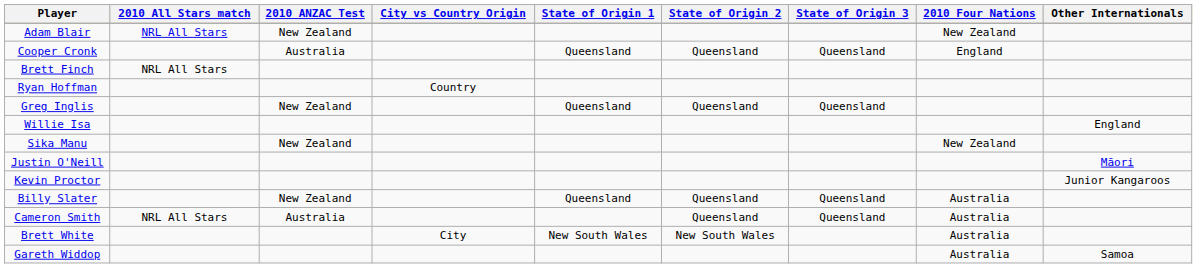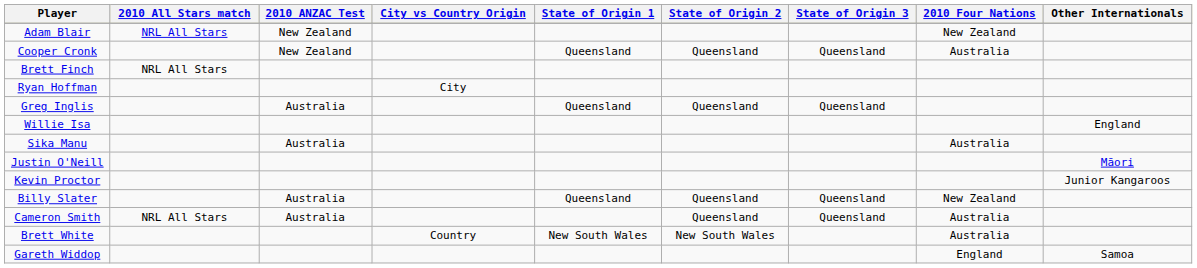(315, 50) Australia -> (315, 50) New Zealand
(980, 50) England -> (979, 50) Australia
(453, 87) Country -> (453, 87) City
(315, 106) New Zealand -> (315, 106) Australia
(315, 143) New Zealand -> (315, 143) Australia
(979, 143) New Zealand -> (979, 143) Australia
(315, 198) New Zealand -> (315, 198) Australia
(979, 198) Australia -> (979, 198) New Zealand
(453, 235) City -> (453, 235) Country
(979, 254) Australia -> (980, 254) England
